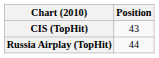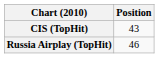(134, 45) 44 -> (134, 45) 46
